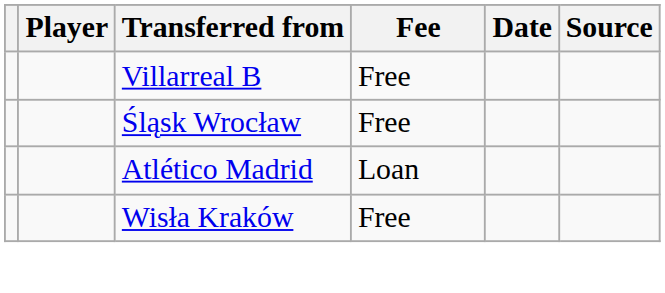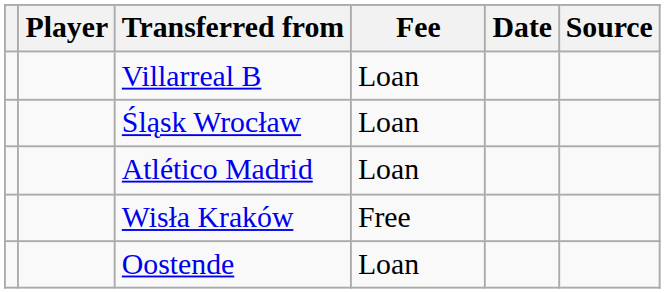(384, 75) Free -> (388, 75) Loan
(384, 122) Free -> (388, 122) Loan
+ row: (178, 264)
